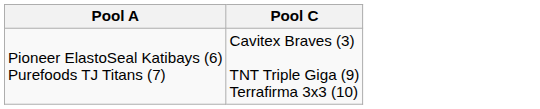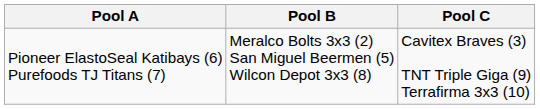+ column: (312, 16)
